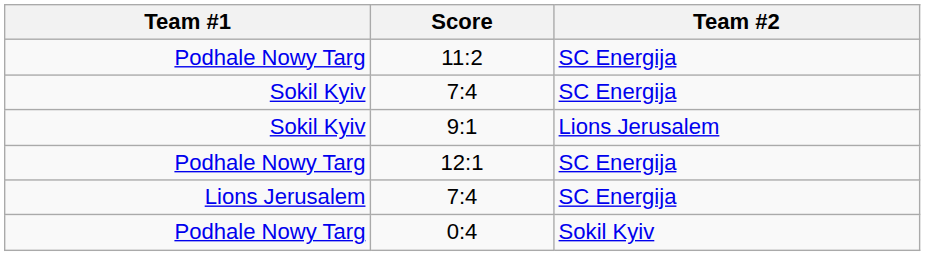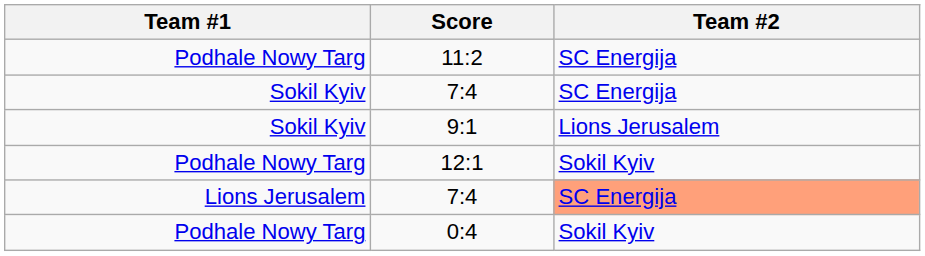(617, 162) SC Energija -> (606, 162) Sokil Kyiv
(617, 197) no background -> (617, 197) lightsalmon background
